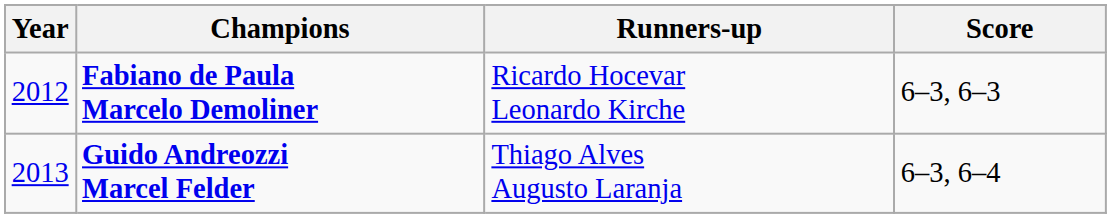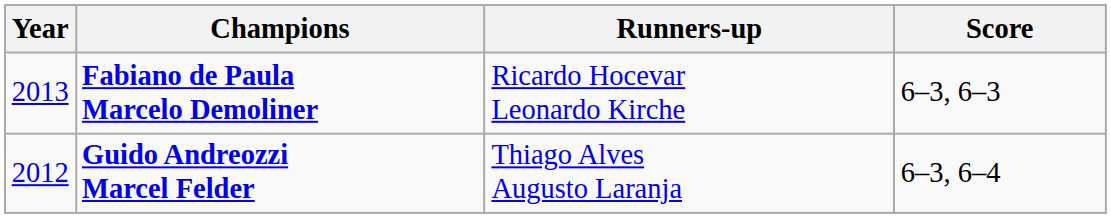(40, 92) 2012 -> (40, 92) 2013
(40, 172) 2013 -> (40, 172) 2012
